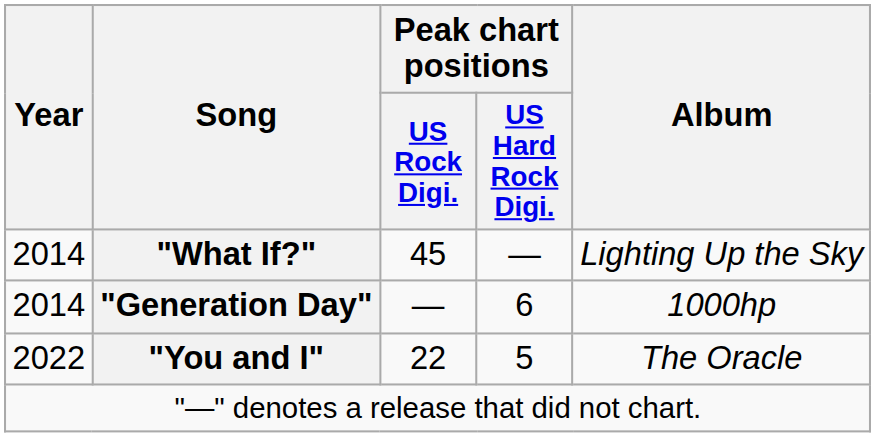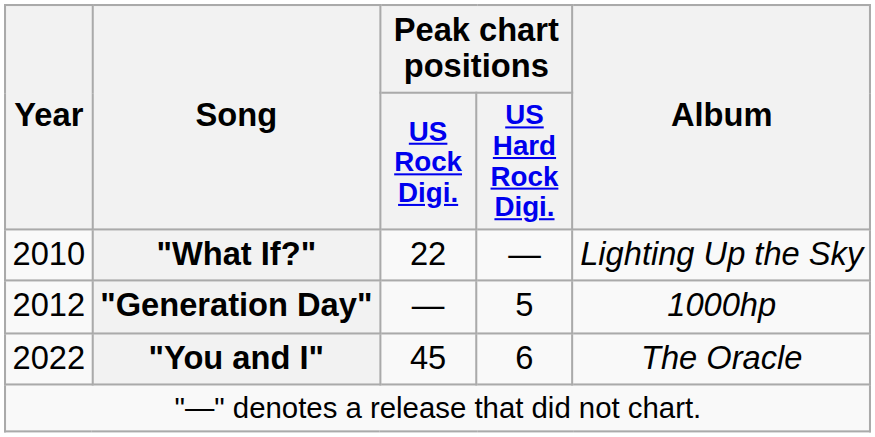(49, 254) 2014 -> (49, 254) 2010
(428, 254) 45 -> (428, 254) 22
(49, 306) 2014 -> (49, 306) 2012
(524, 306) 6 -> (524, 306) 5
(428, 357) 22 -> (428, 357) 45
(524, 357) 5 -> (524, 357) 6
